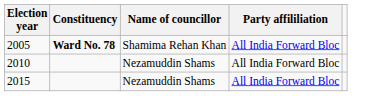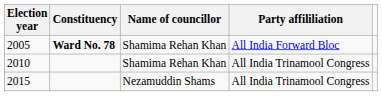(169, 63) Nezamuddin Shams -> (174, 63) Shamima Rehan Khan
(285, 63) All India Forward Bloc -> (301, 63) All India Trinamool Congress
(285, 81) All India Forward Bloc -> (301, 81) All India Trinamool Congress
